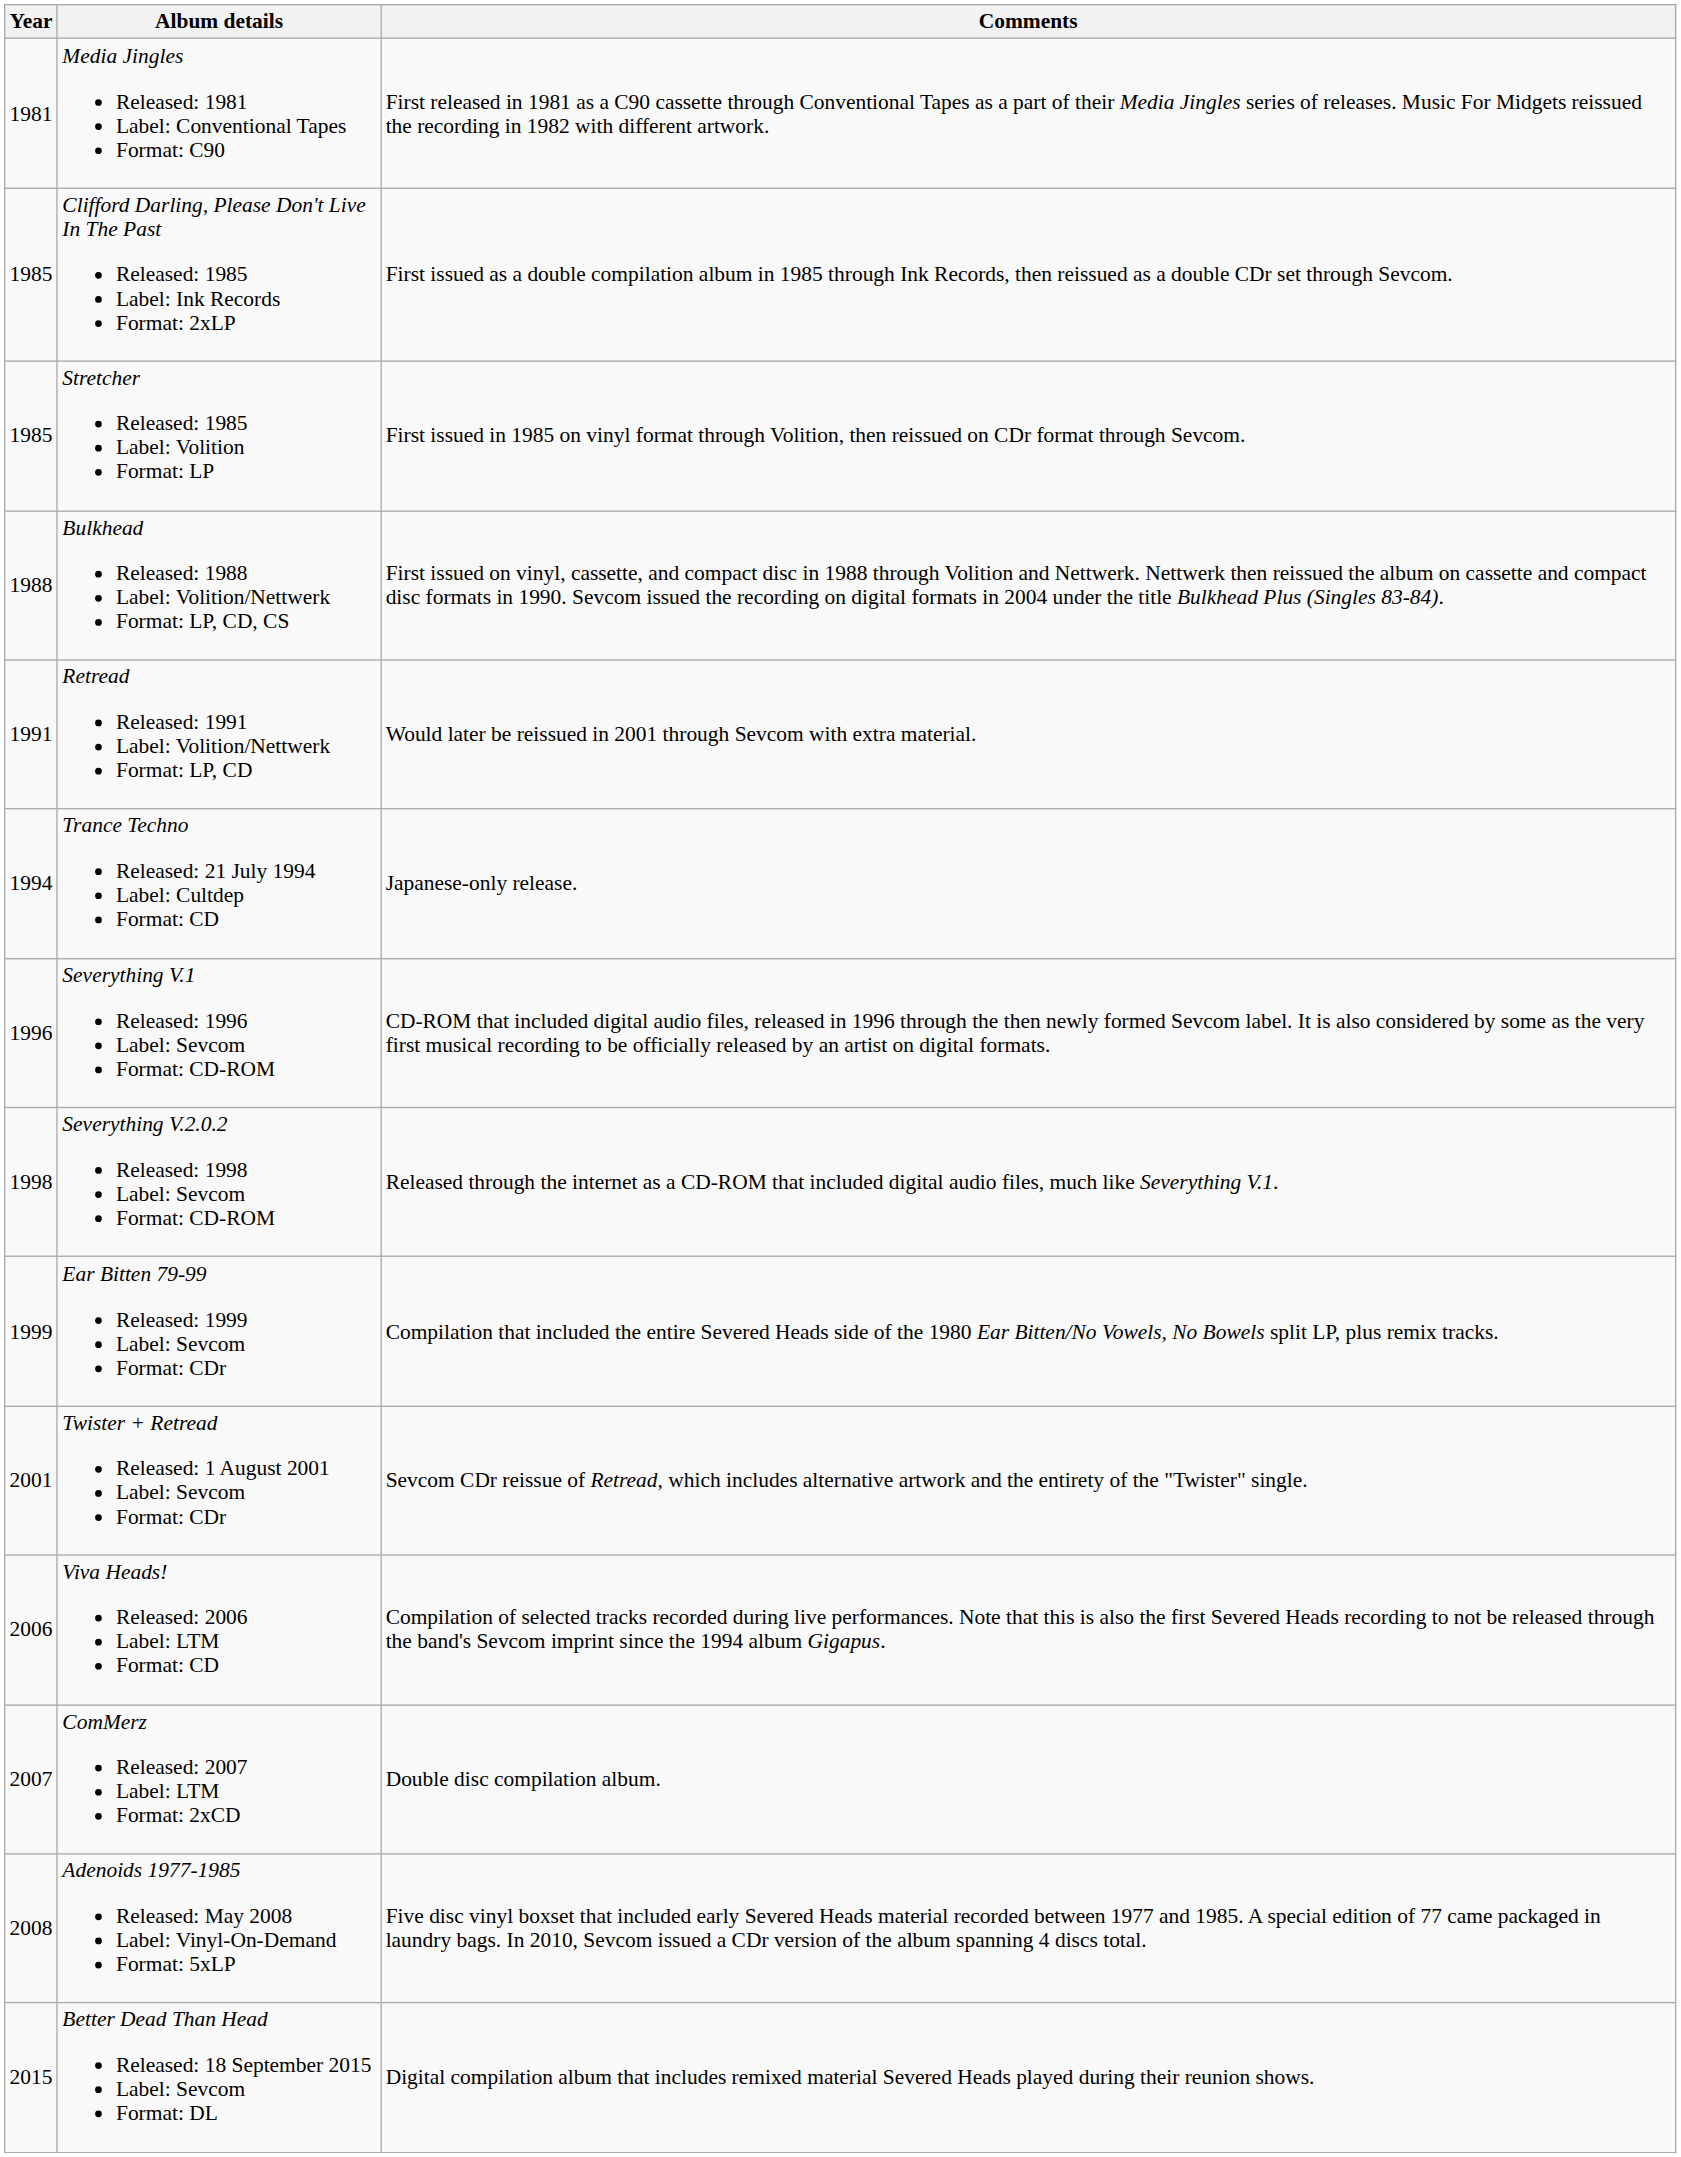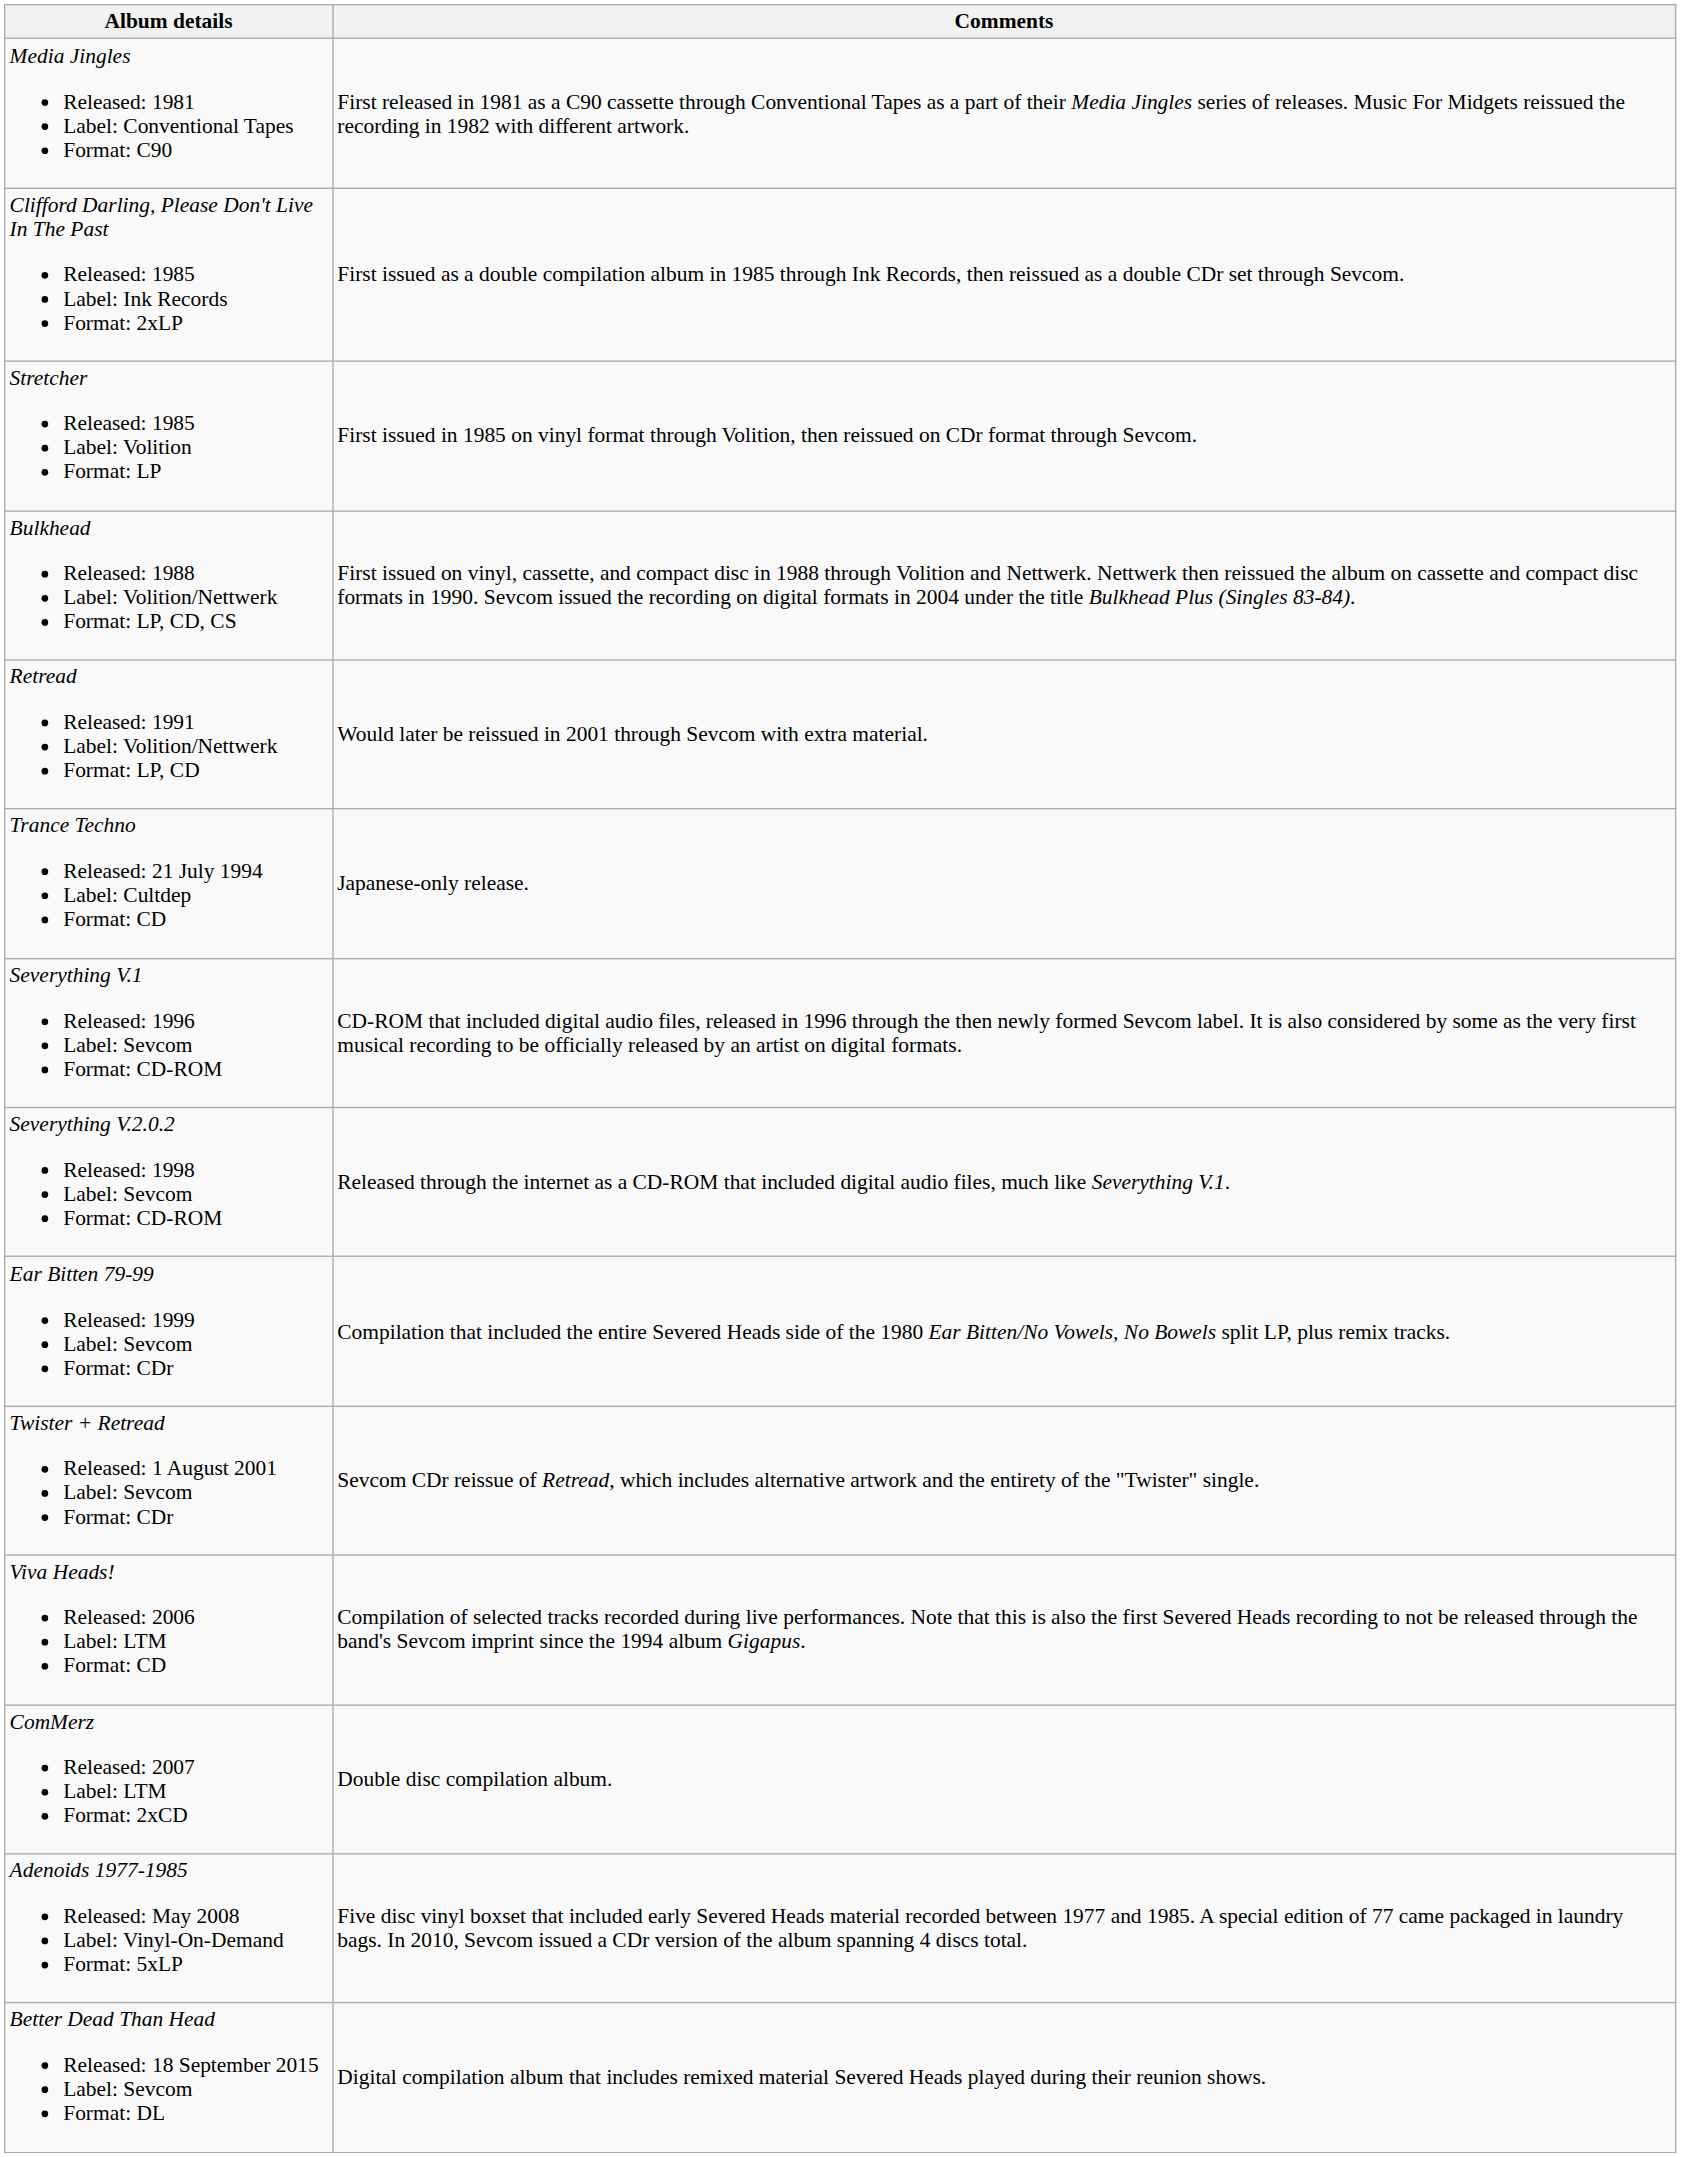- column: (31, 21)
